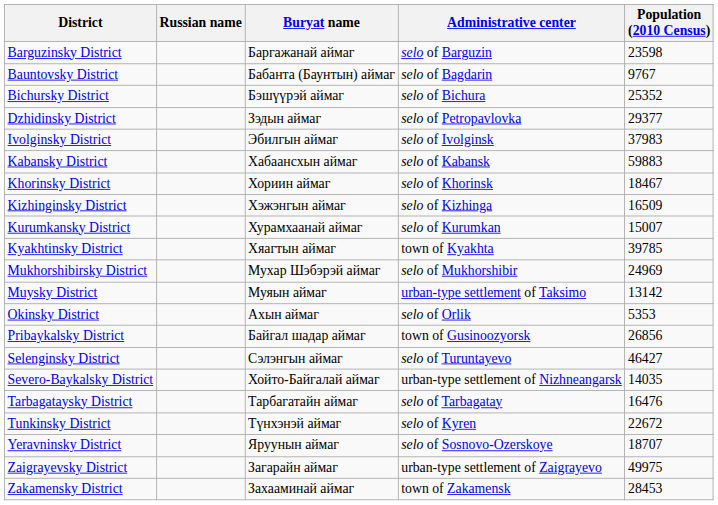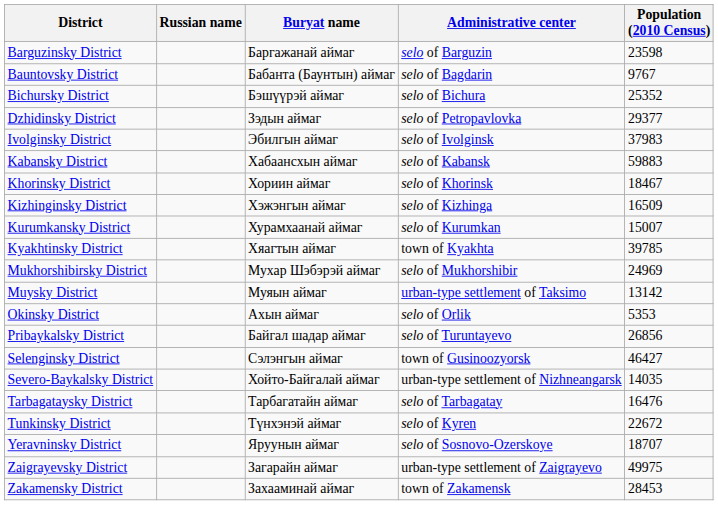(466, 336) town of Gusinoozyorsk -> (456, 336) selo of Turuntayevo
(456, 358) selo of Turuntayevo -> (466, 358) town of Gusinoozyorsk
